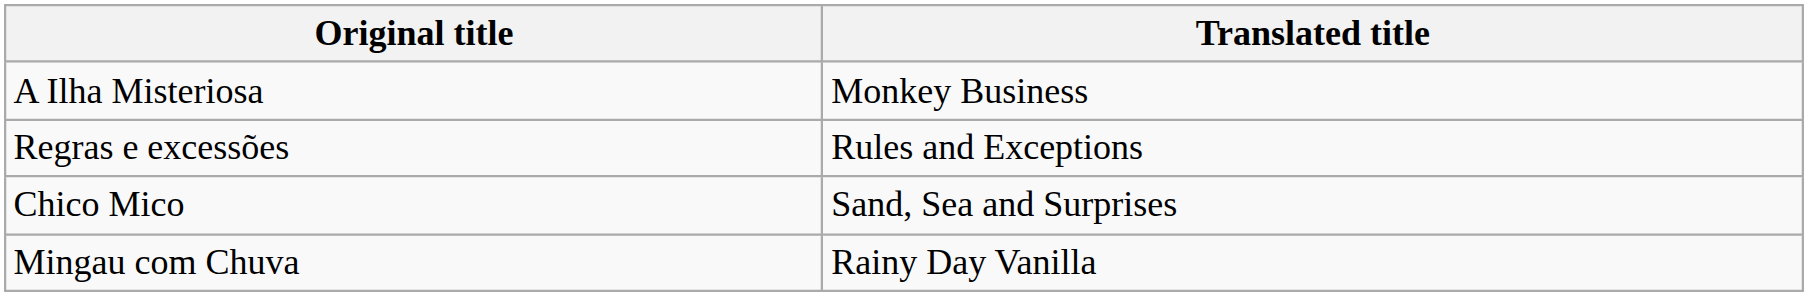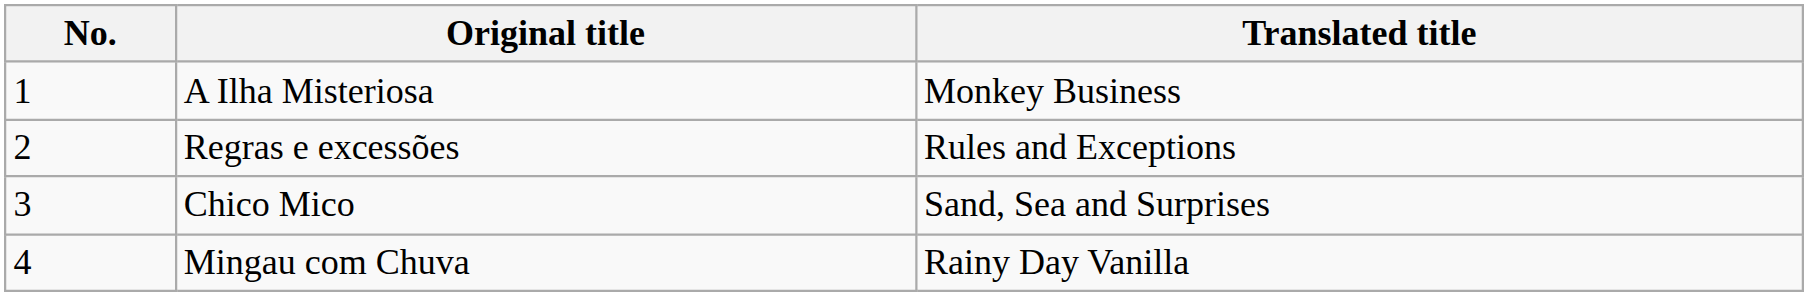+ column: (90, 33)
